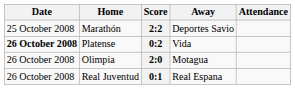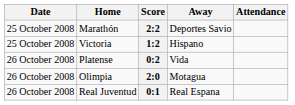+ row: (153, 44)
(42, 44) bold -> (41, 60) normal
